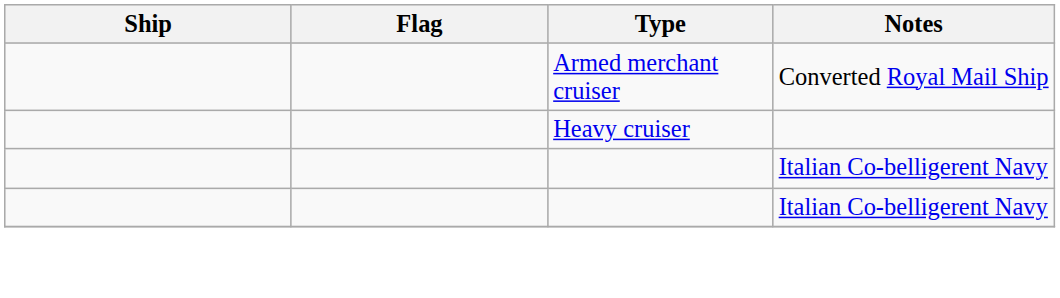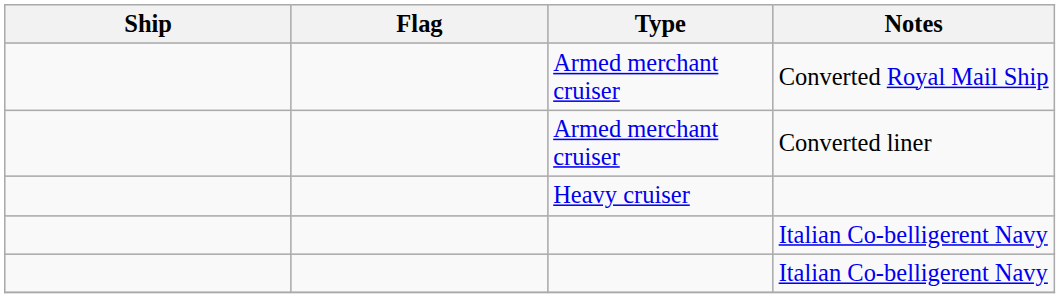+ row: (636, 142)
